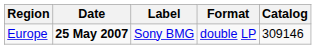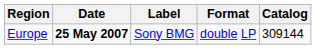(283, 34) 309146 -> (283, 34) 309144
